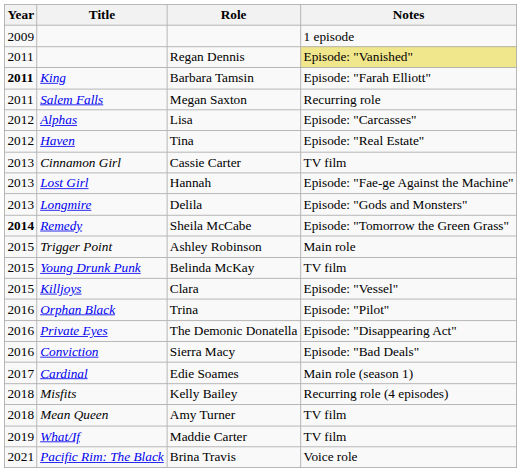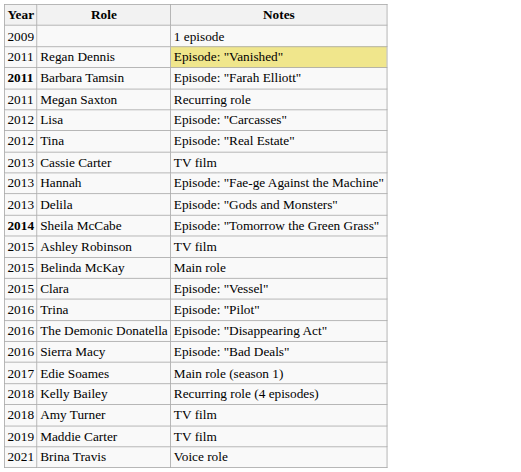- column: (102, 15)
(330, 246) Main role -> (195, 246) TV film
(325, 267) TV film -> (200, 267) Main role
